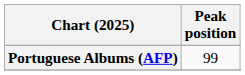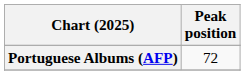(210, 57) 99 -> (210, 57) 72
